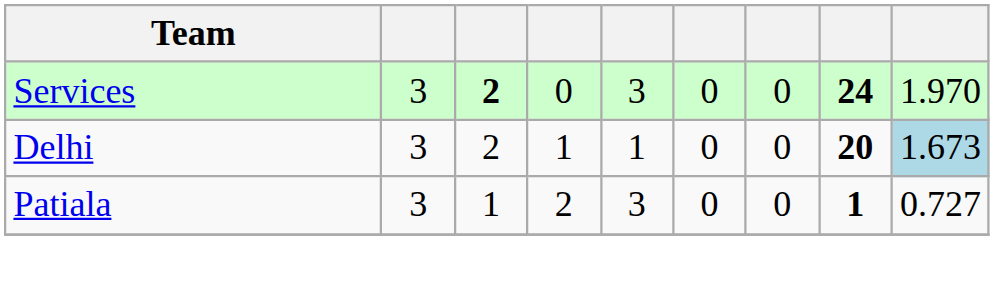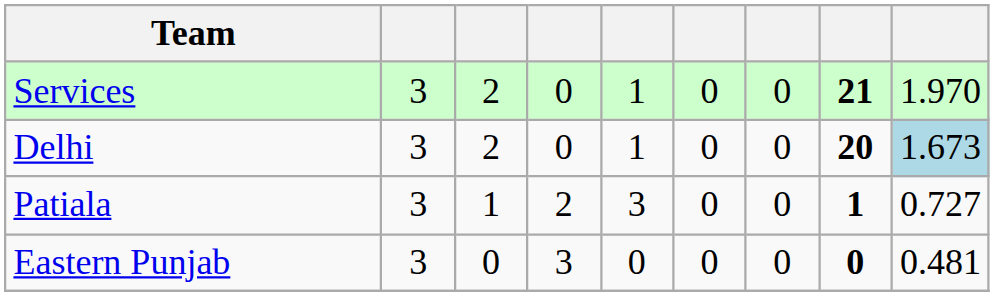(491, 90) bold -> (491, 90) normal
(637, 90) 3 -> (637, 90) 1
(855, 90) 24 -> (855, 90) 21
(564, 147) 1 -> (564, 147) 0
+ row: (122, 261)
